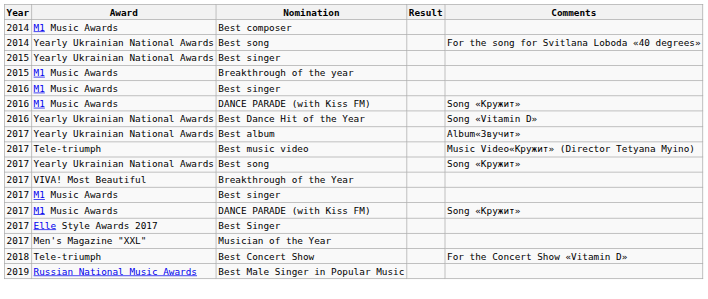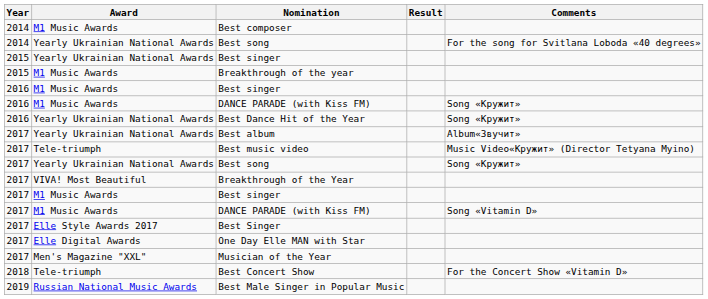(492, 119) Song «Vitamin D» -> (484, 119) Song «Кружит»
(484, 210) Song «Кружит» -> (492, 210) Song «Vitamin D»
+ row: (18, 241)
